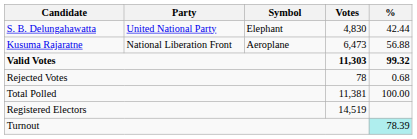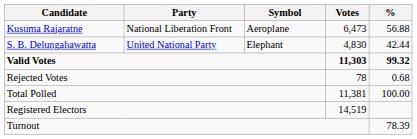rows swapped: (45, 45) <-> (51, 28)
(398, 126) paleturquoise background -> (398, 126) no background
